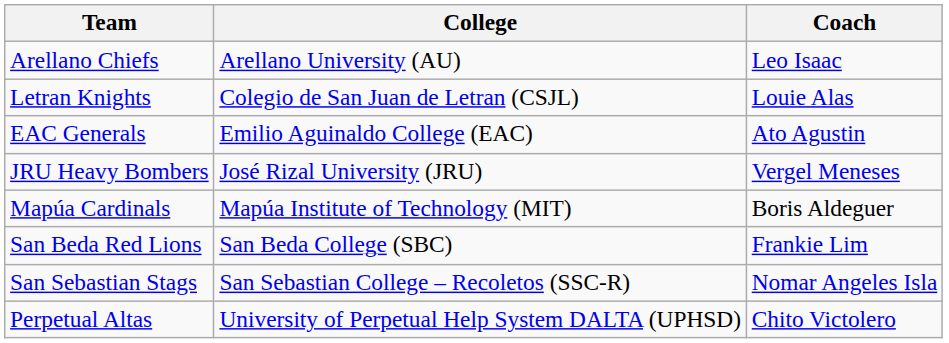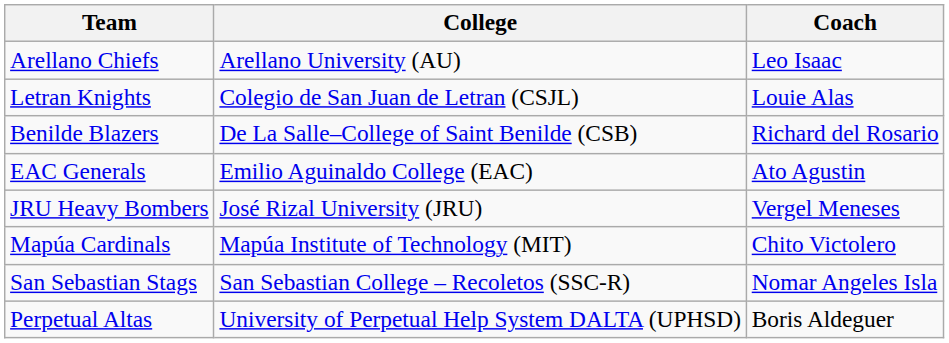+ row: (84, 134)
(823, 208) Boris Aldeguer -> (824, 245) Chito Victolero
- row: (106, 245)
(824, 319) Chito Victolero -> (823, 319) Boris Aldeguer
